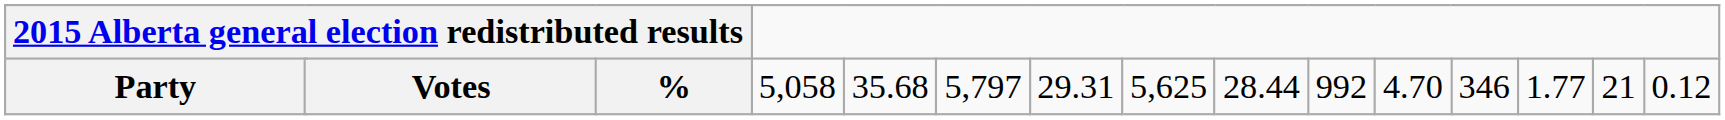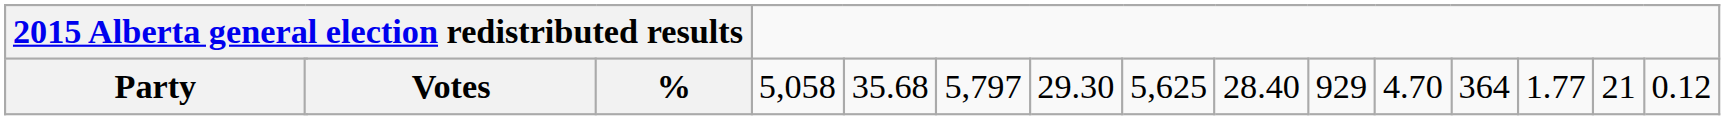(1076, 85) 29.31 -> (1076, 85) 29.30
(1261, 85) 28.44 -> (1261, 85) 28.40
(1341, 85) 992 -> (1341, 85) 929
(1484, 85) 346 -> (1484, 85) 364
